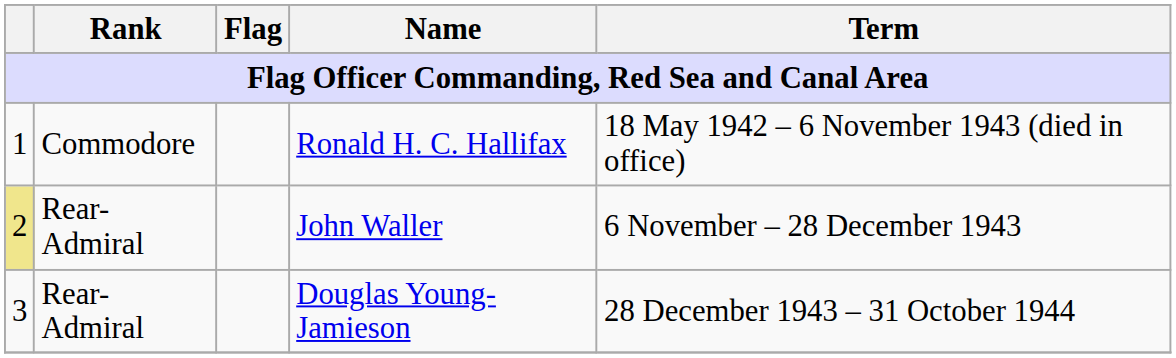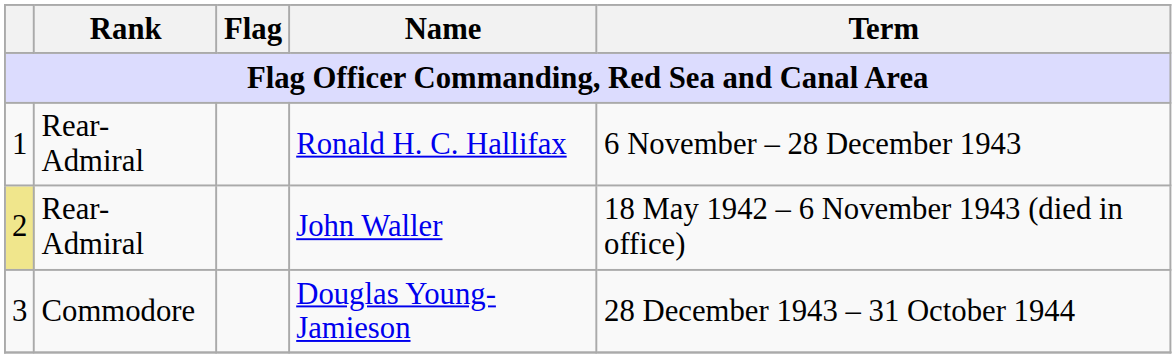(118, 143) Commodore -> (93, 143) Rear-Admiral
(863, 143) 18 May 1942 – 6 November 1943 (died in office) -> (813, 143) 6 November – 28 December 1943
(813, 226) 6 November – 28 December 1943 -> (863, 226) 18 May 1942 – 6 November 1943 (died in office)
(93, 310) Rear-Admiral -> (118, 310) Commodore
